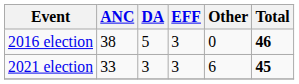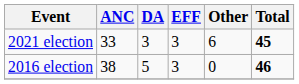rows swapped: (51, 41) <-> (51, 66)
